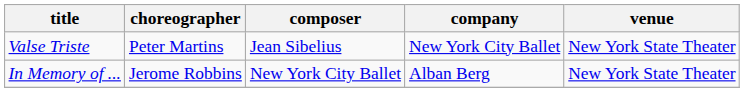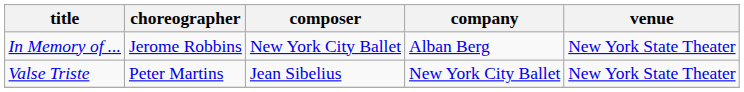rows swapped: (65, 73) <-> (49, 45)
